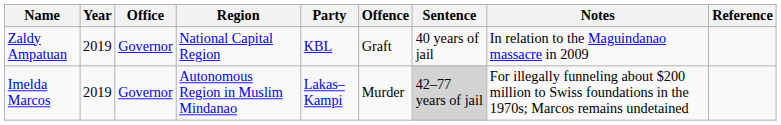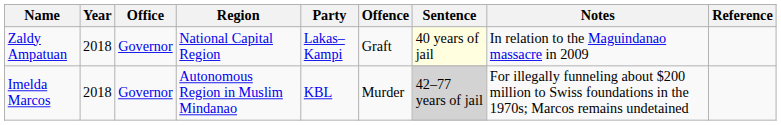(97, 46) 2019 -> (97, 46) 2018
(318, 46) KBL -> (324, 46) Lakas–Kampi
(447, 46) no background -> (447, 46) lightyellow background
(97, 92) 2019 -> (97, 92) 2018
(324, 92) Lakas–Kampi -> (318, 92) KBL
